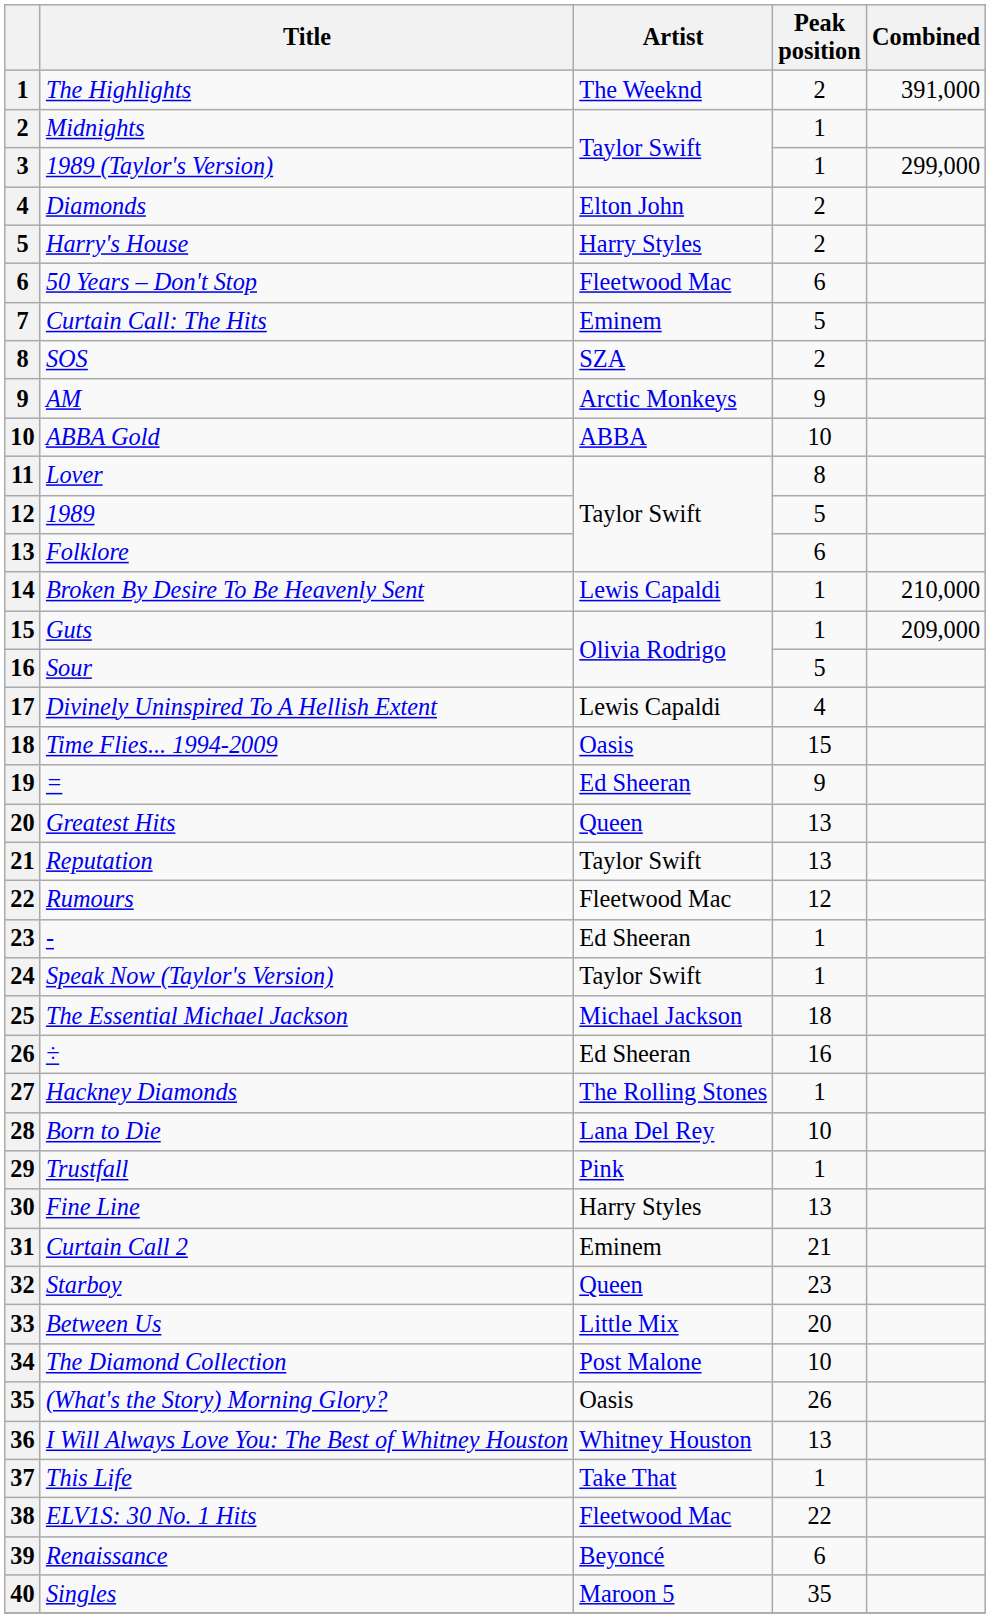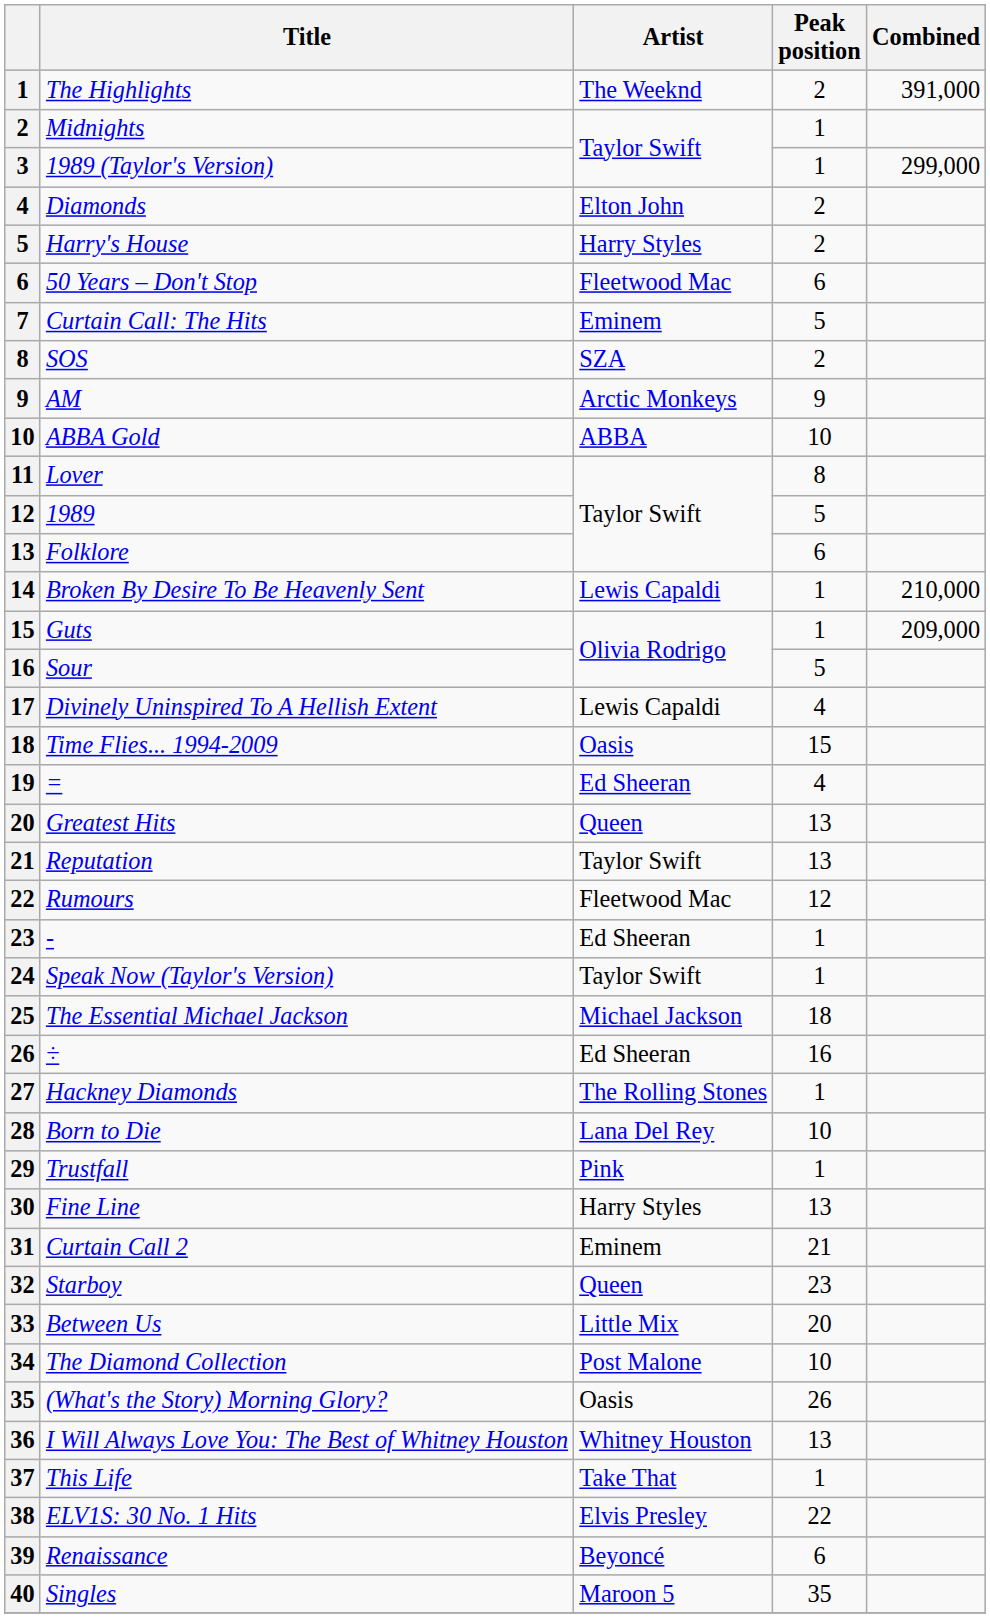(820, 783) 9 -> (820, 783) 4
(655, 1516) Fleetwood Mac -> (643, 1516) Elvis Presley
